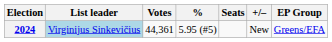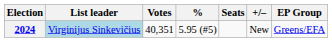(160, 29) 44,361 -> (160, 29) 40,351
